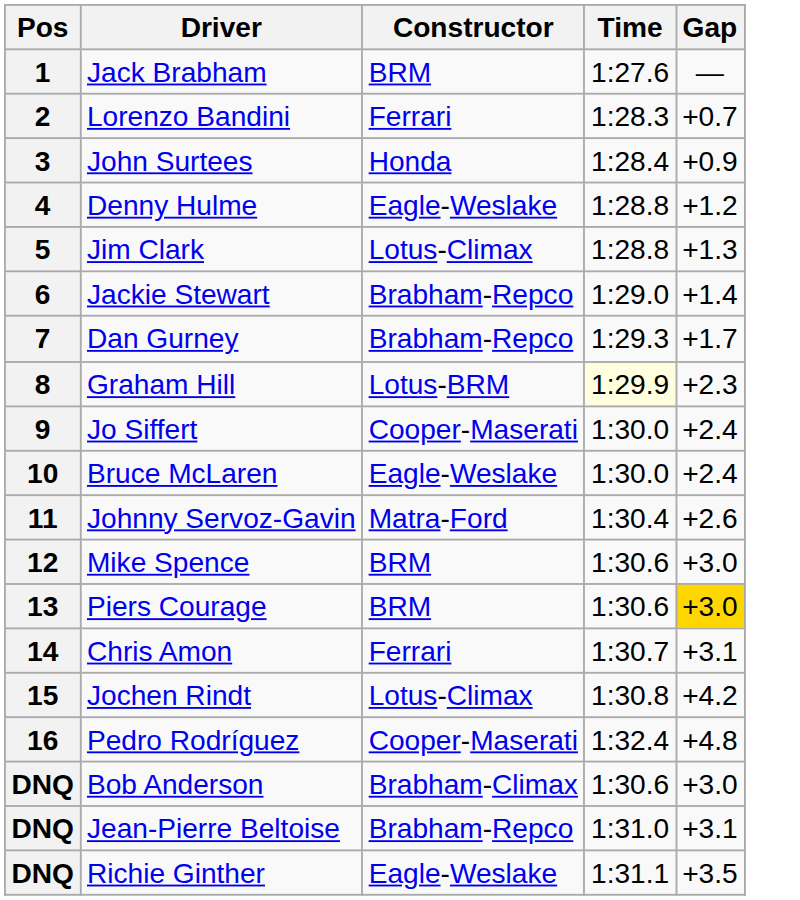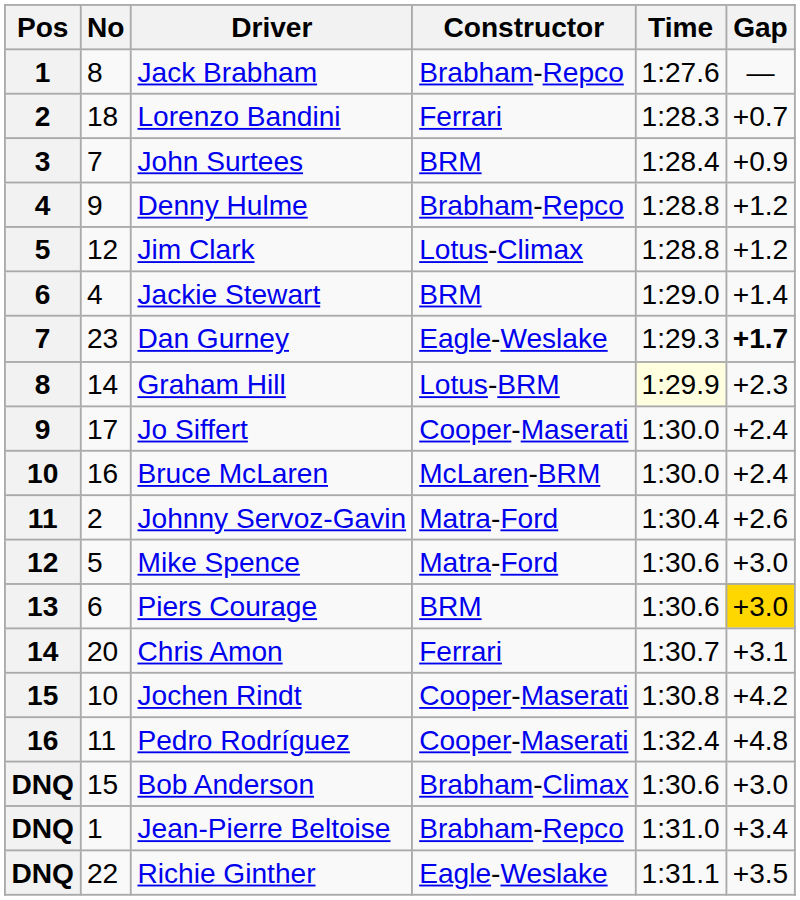+ column: (106, 27)
(400, 72) BRM -> (521, 72) Brabham-Repco
(410, 161) Honda -> (450, 161) BRM
(463, 205) Eagle-Weslake -> (521, 205) Brabham-Repco
(710, 250) +1.3 -> (760, 250) +1.2
(471, 294) Brabham-Repco -> (450, 294) BRM
(471, 339) Brabham-Repco -> (513, 339) Eagle-Weslake
(710, 339) normal -> (760, 339) bold
(463, 473) Eagle-Weslake -> (510, 473) McLaren-BRM
(400, 562) BRM -> (489, 562) Matra-Ford
(451, 695) Lotus-Climax -> (524, 695) Cooper-Maserati
(710, 829) +3.1 -> (760, 829) +3.4
